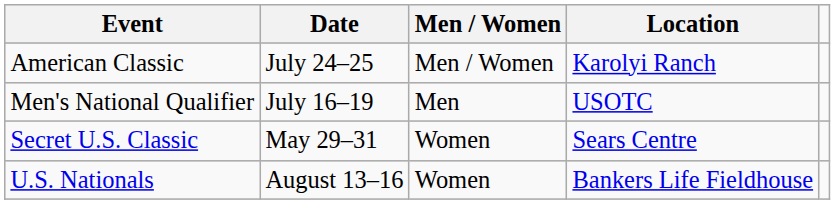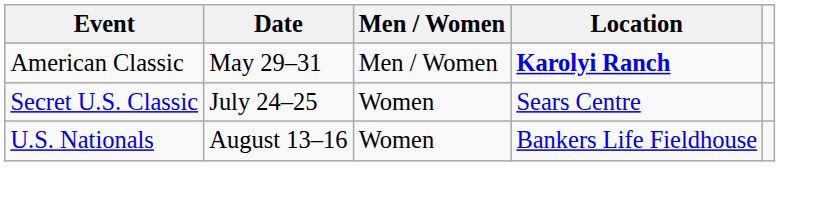(319, 62) July 24–25 -> (265, 62) May 29–31
(644, 62) normal -> (593, 62) bold
- row: (132, 101)
(321, 140) May 29–31 -> (263, 101) July 24–25
